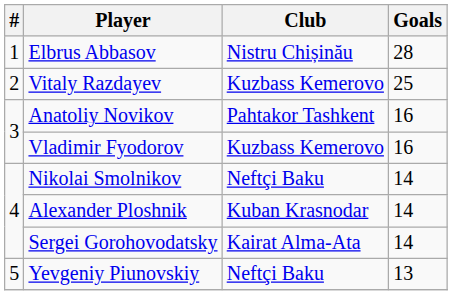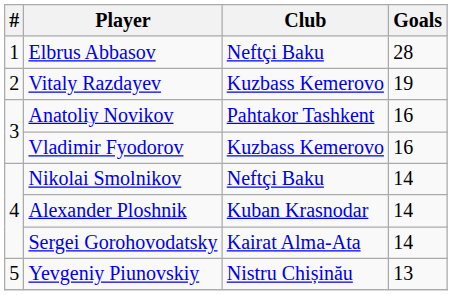(290, 52) Nistru Chișinău -> (275, 52) Neftçi Baku
(403, 83) 25 -> (403, 83) 19
(275, 274) Neftçi Baku -> (290, 274) Nistru Chișinău
